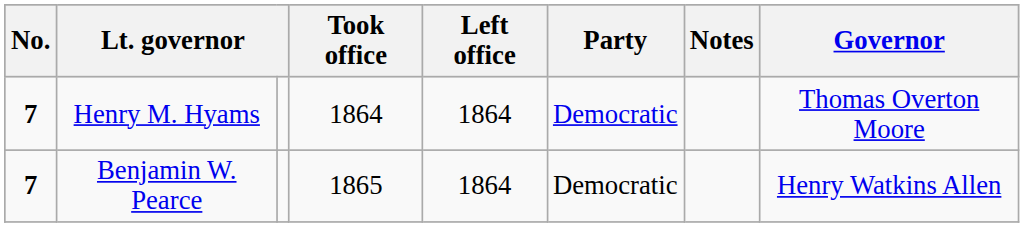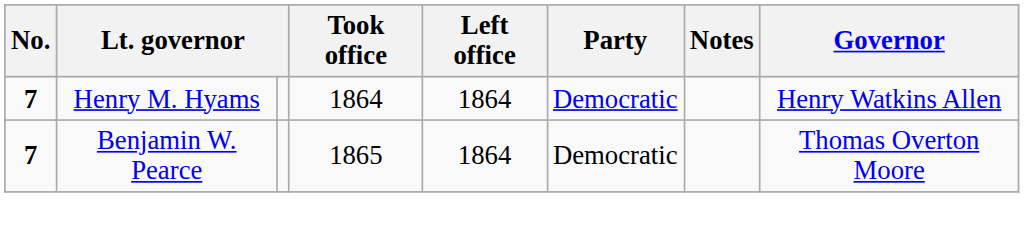(889, 113) Thomas Overton Moore -> (889, 98) Henry Watkins Allen
(889, 185) Henry Watkins Allen -> (889, 155) Thomas Overton Moore
